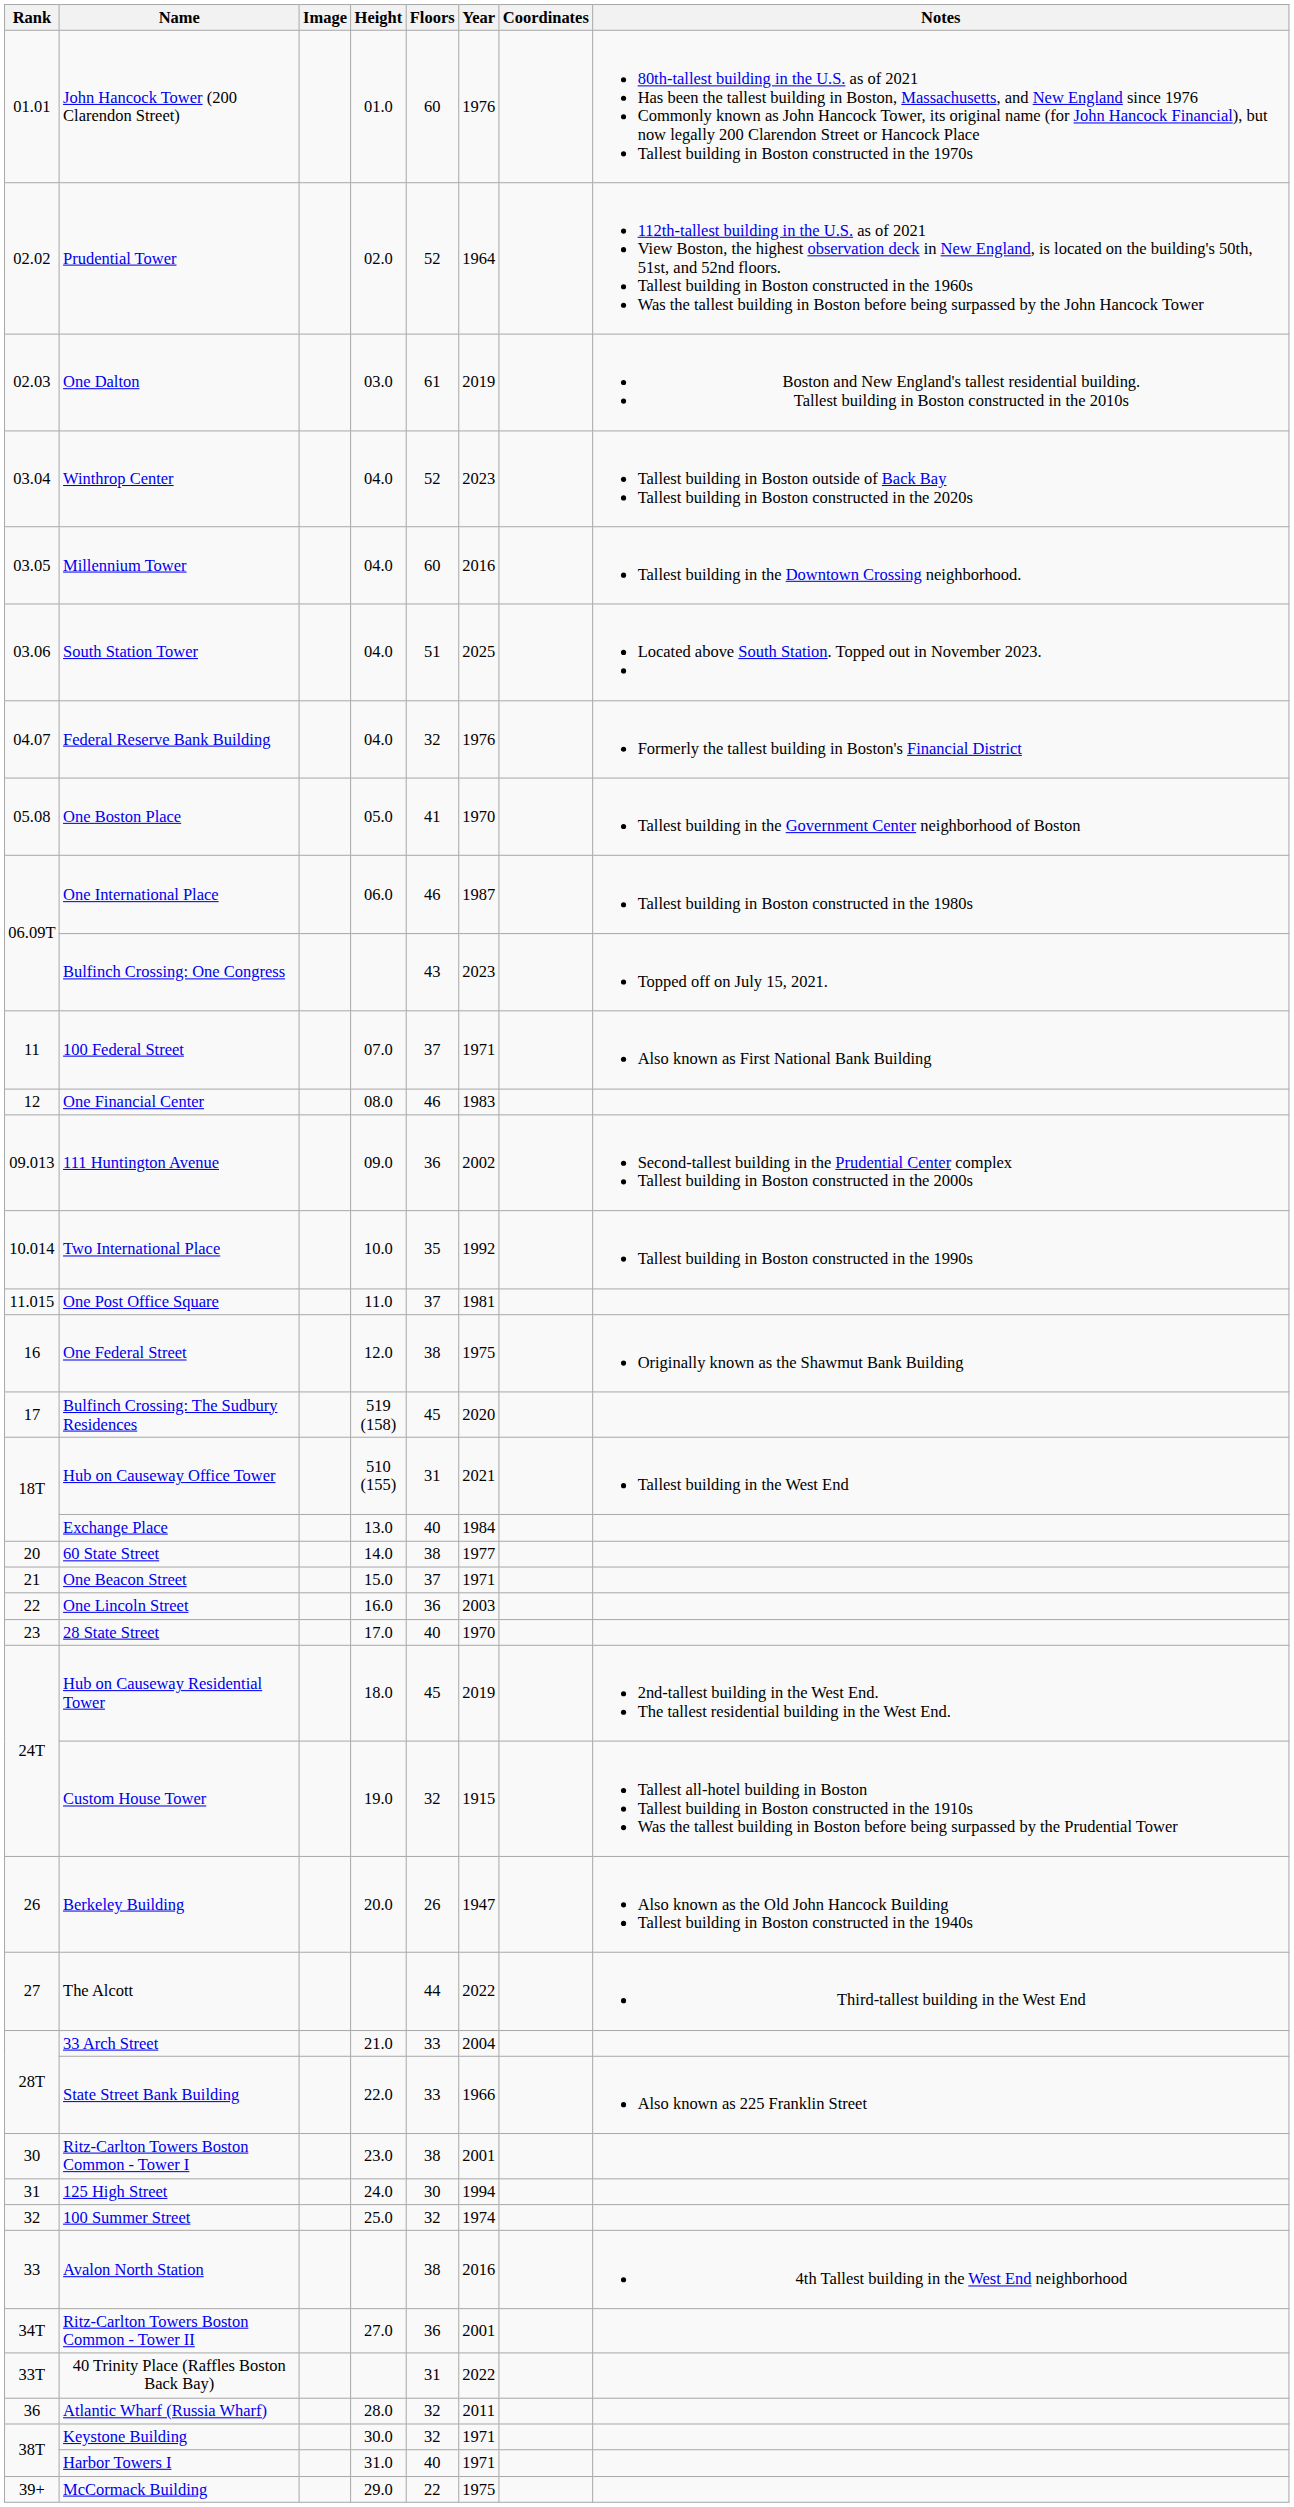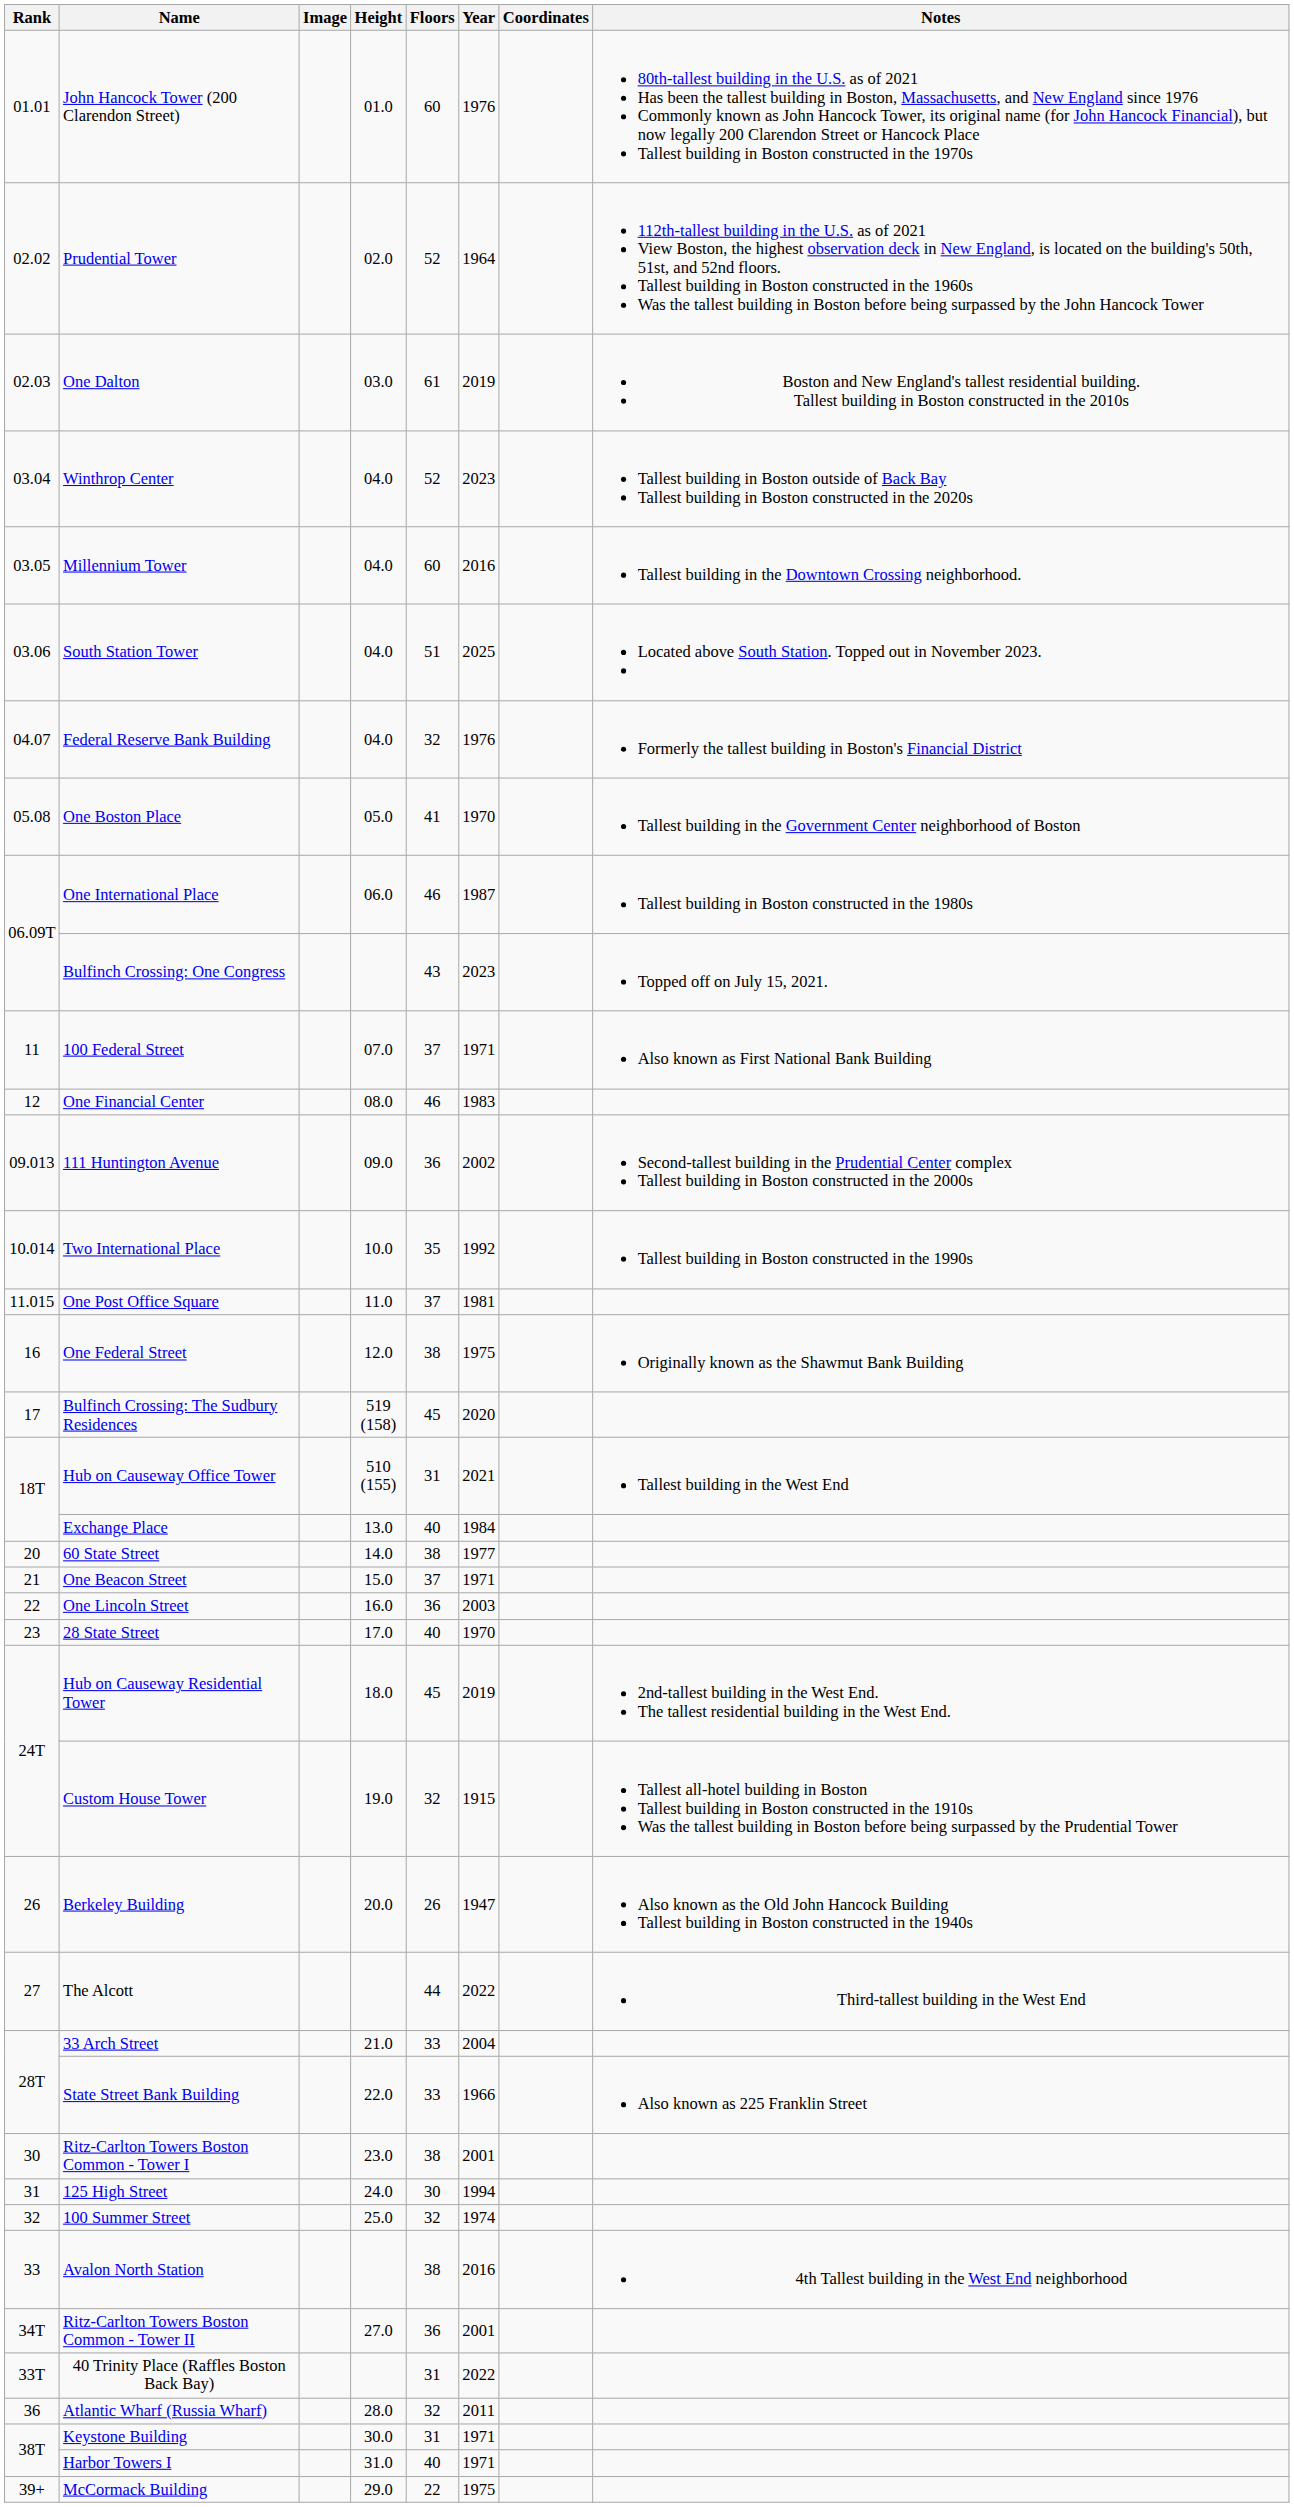(432, 2436) 32 -> (432, 2436) 31
